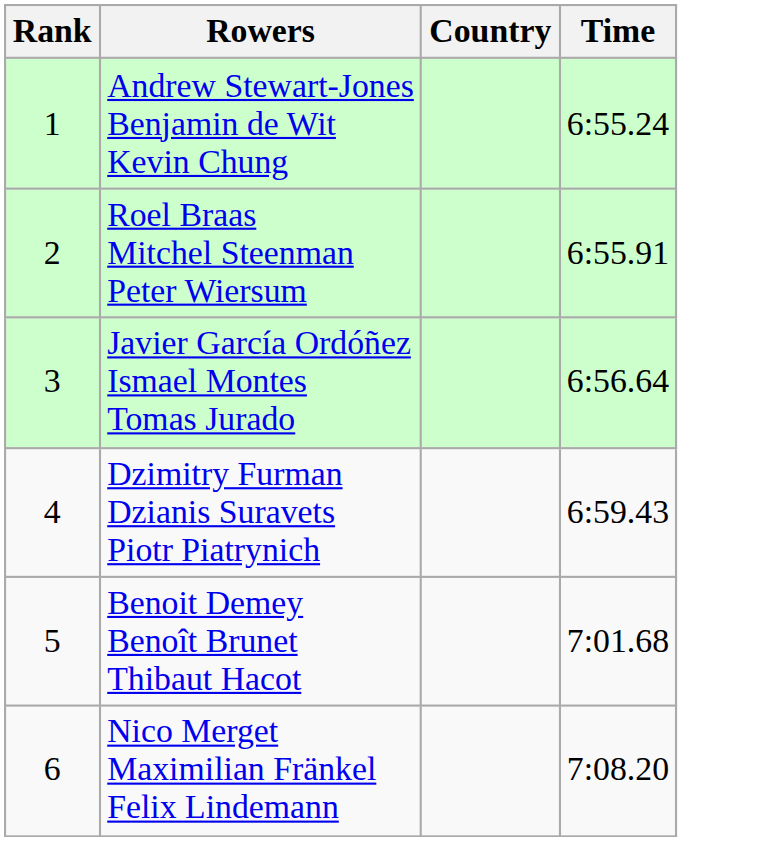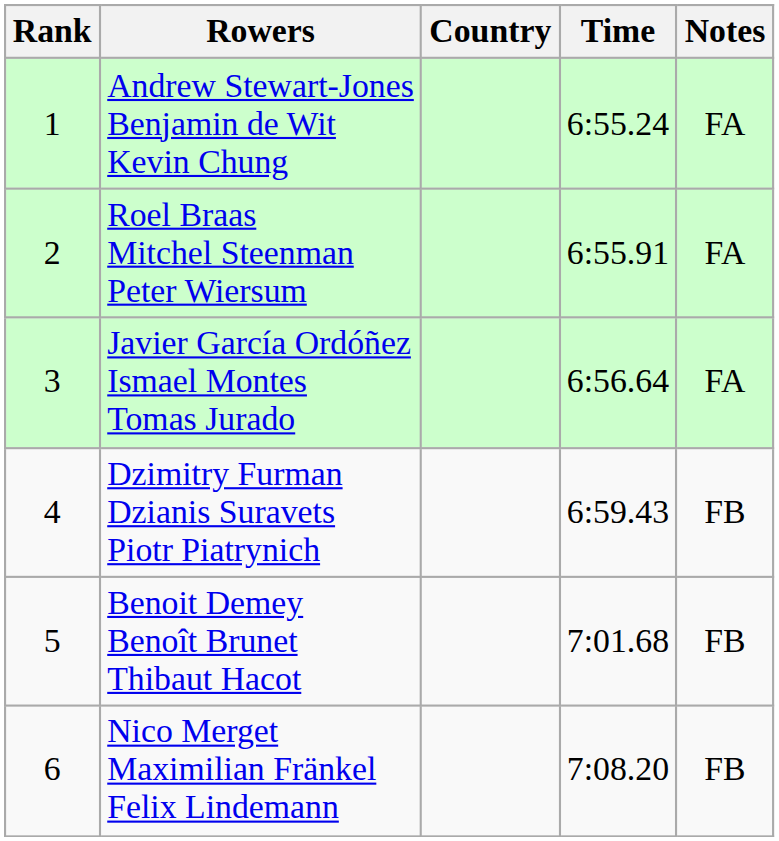+ column: (725, 31)
